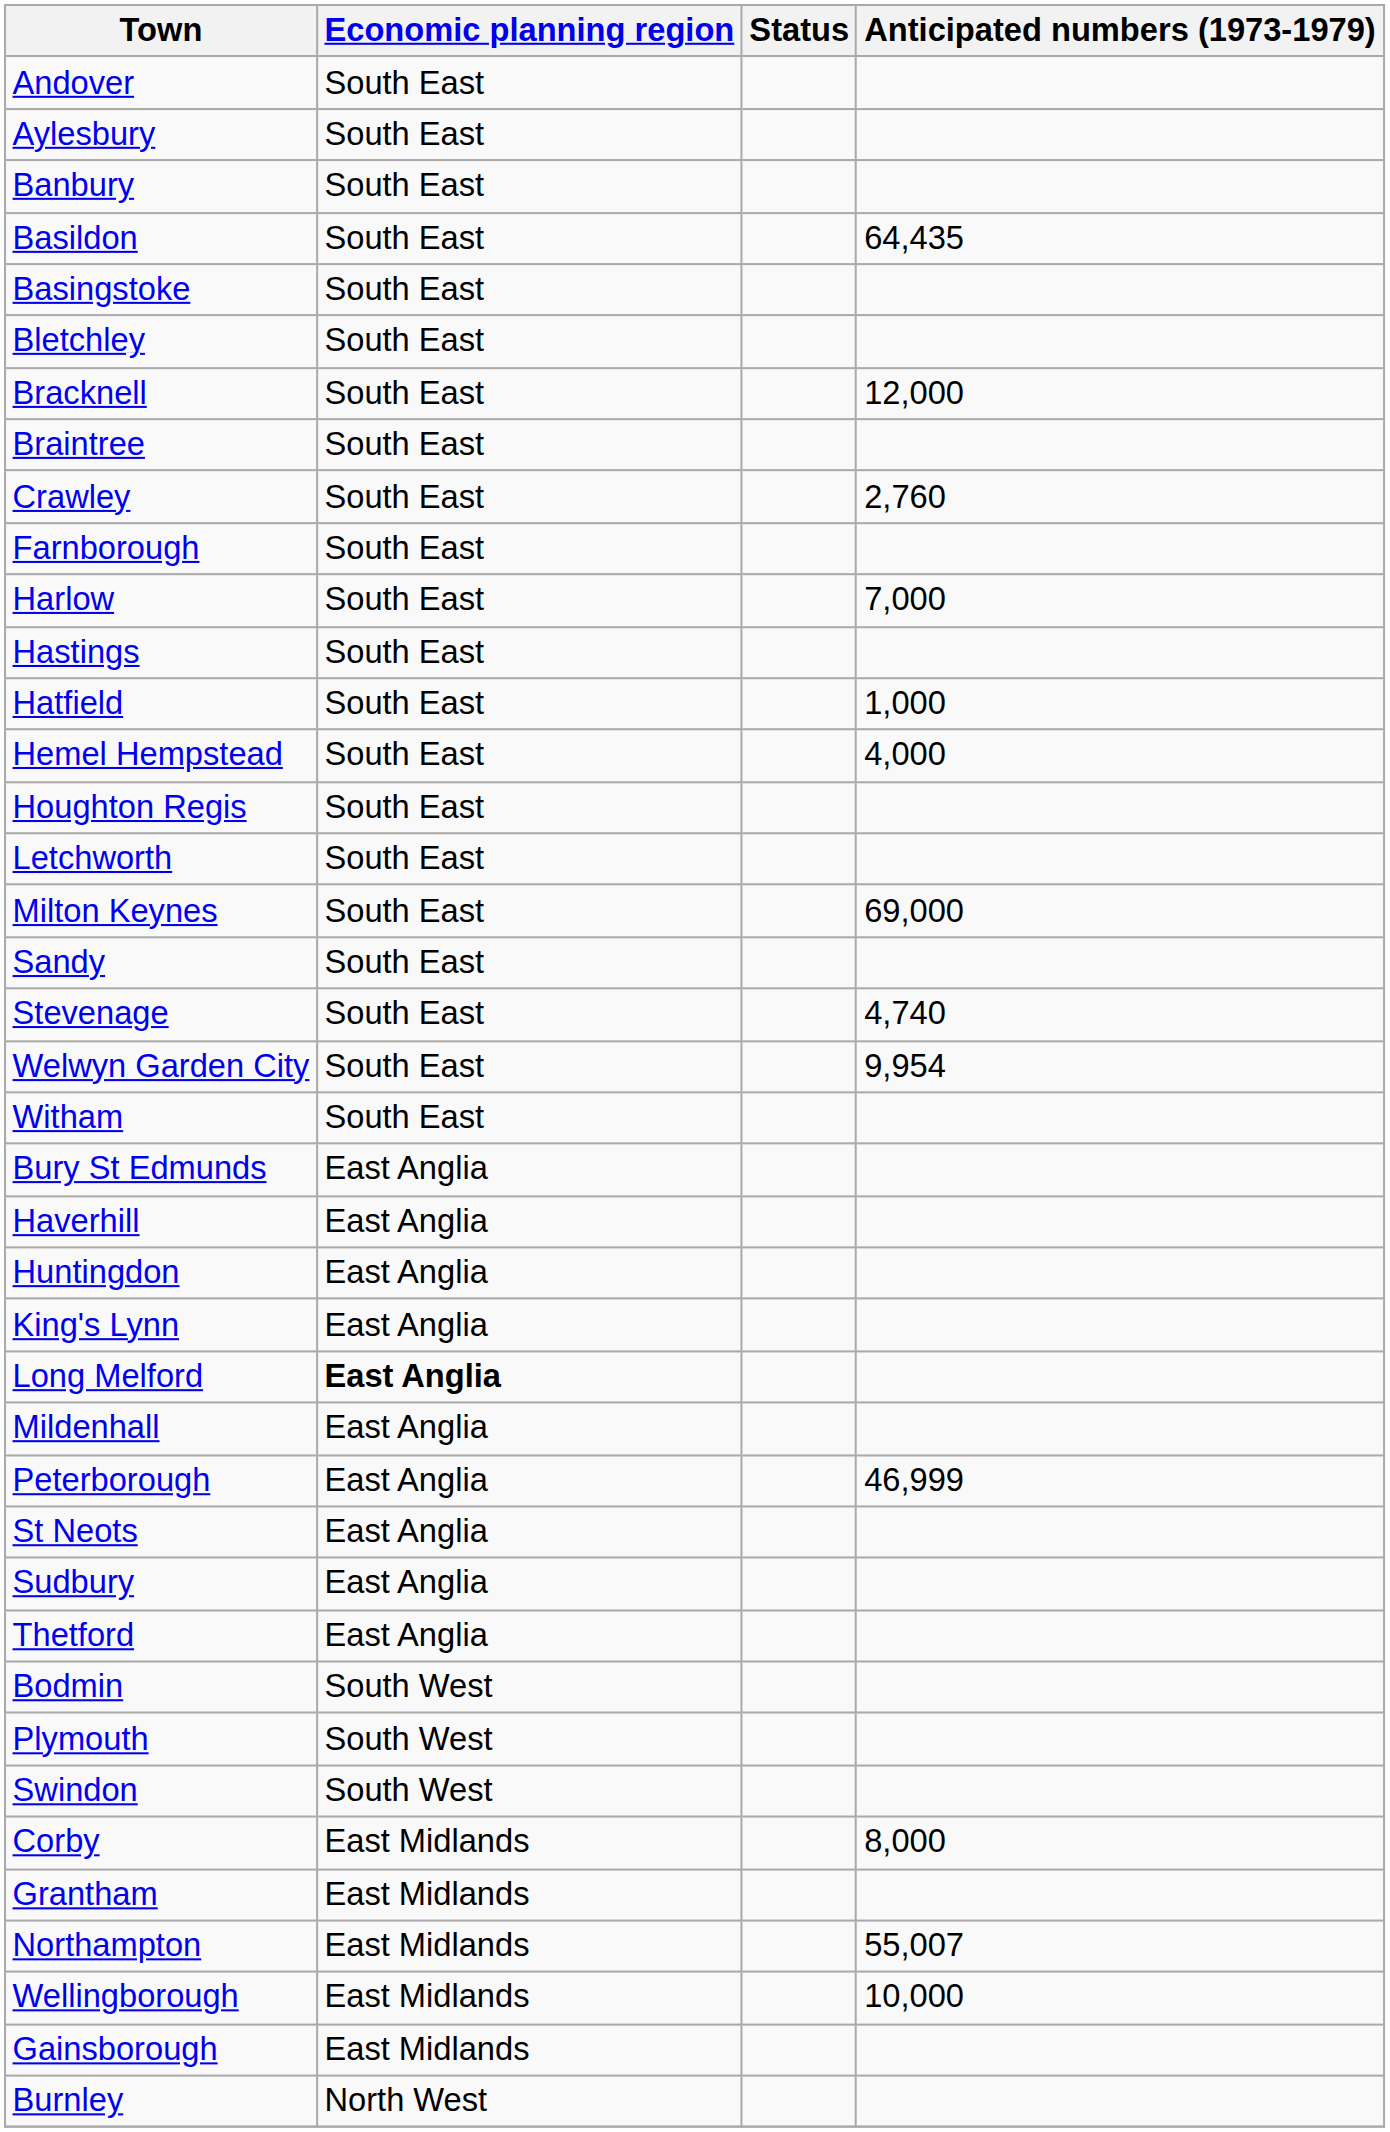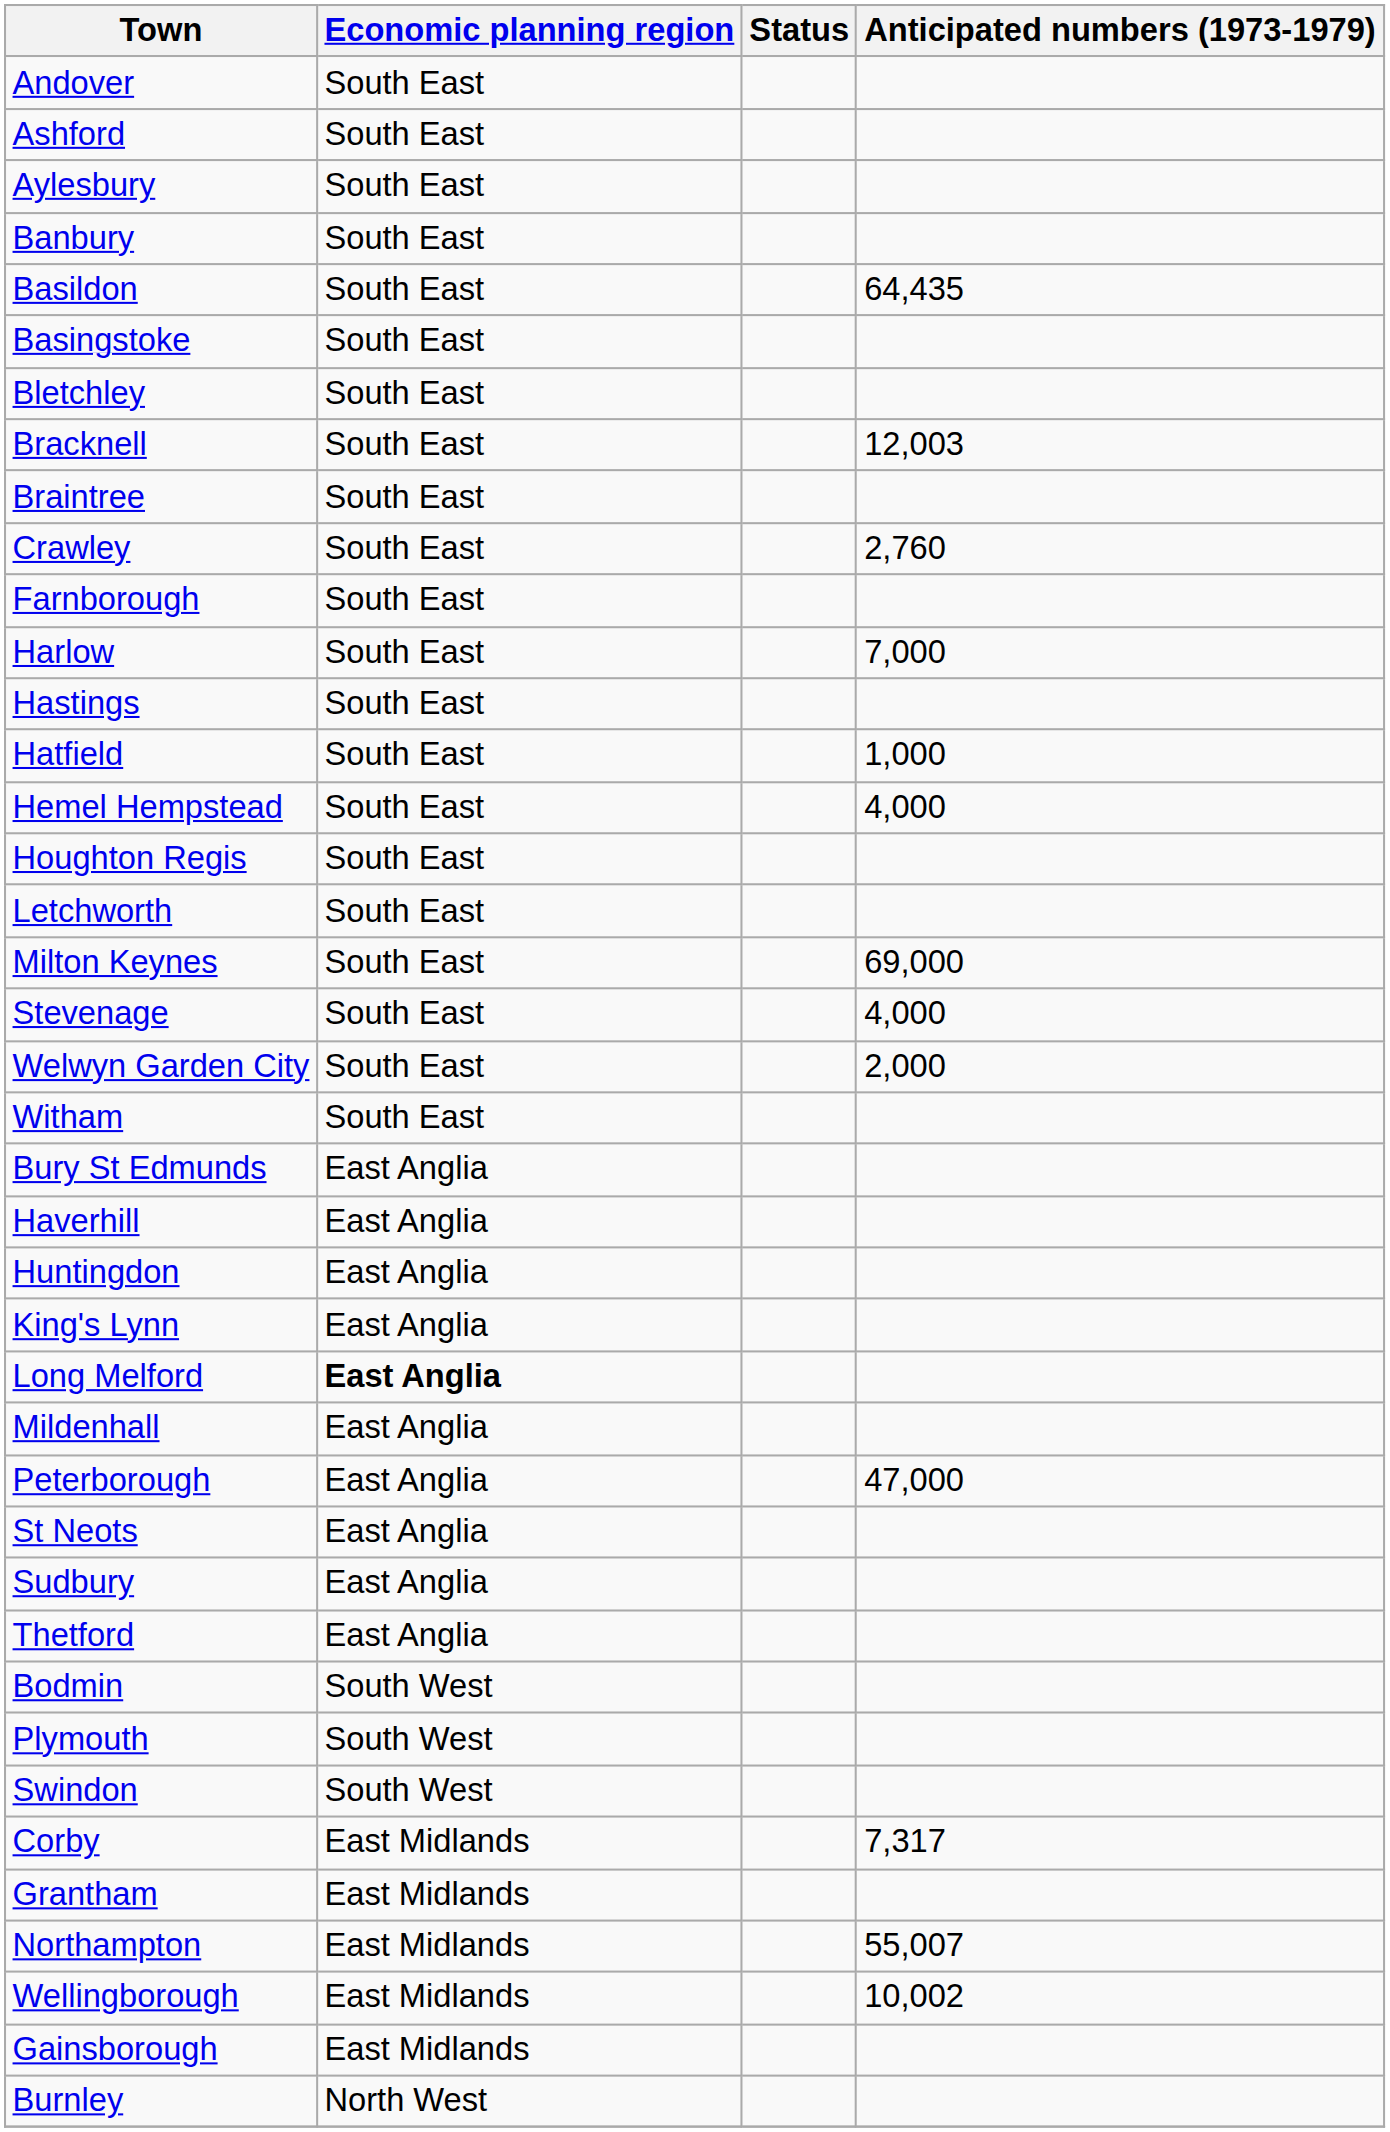+ row: (69, 133)
(914, 392) 12,000 -> (914, 444) 12,003
- row: (59, 962)
(905, 1013) 4,740 -> (905, 1013) 4,000
(905, 1065) 9,954 -> (905, 1065) 2,000
(914, 1479) 46,999 -> (914, 1479) 47,000
(905, 1842) 8,000 -> (905, 1842) 7,317
(914, 1997) 10,000 -> (914, 1997) 10,002
